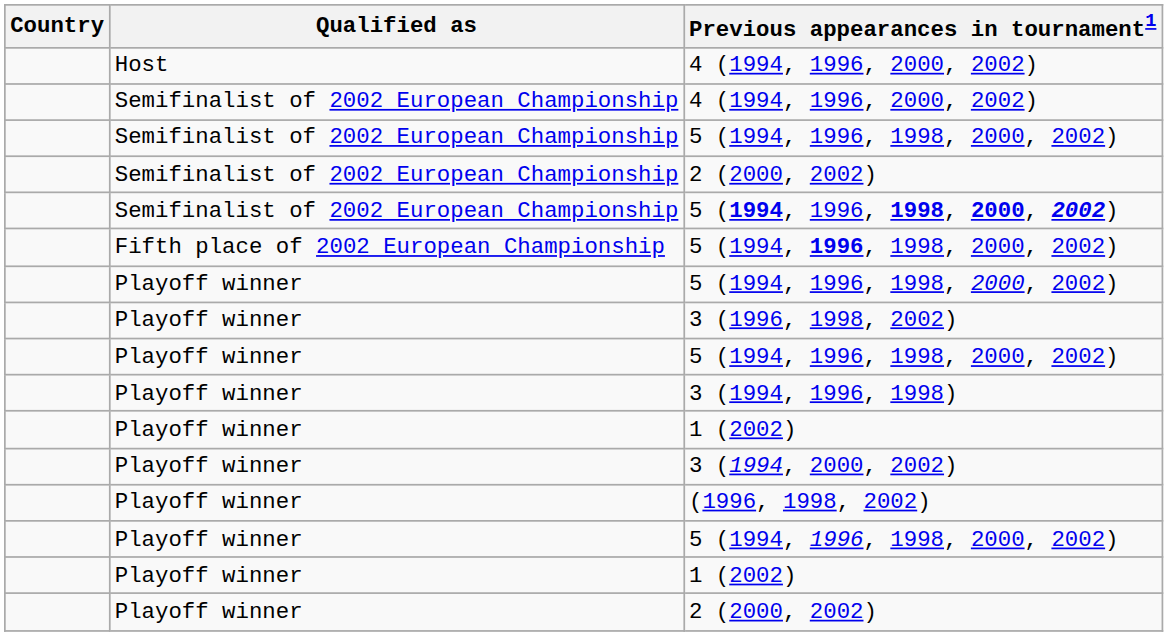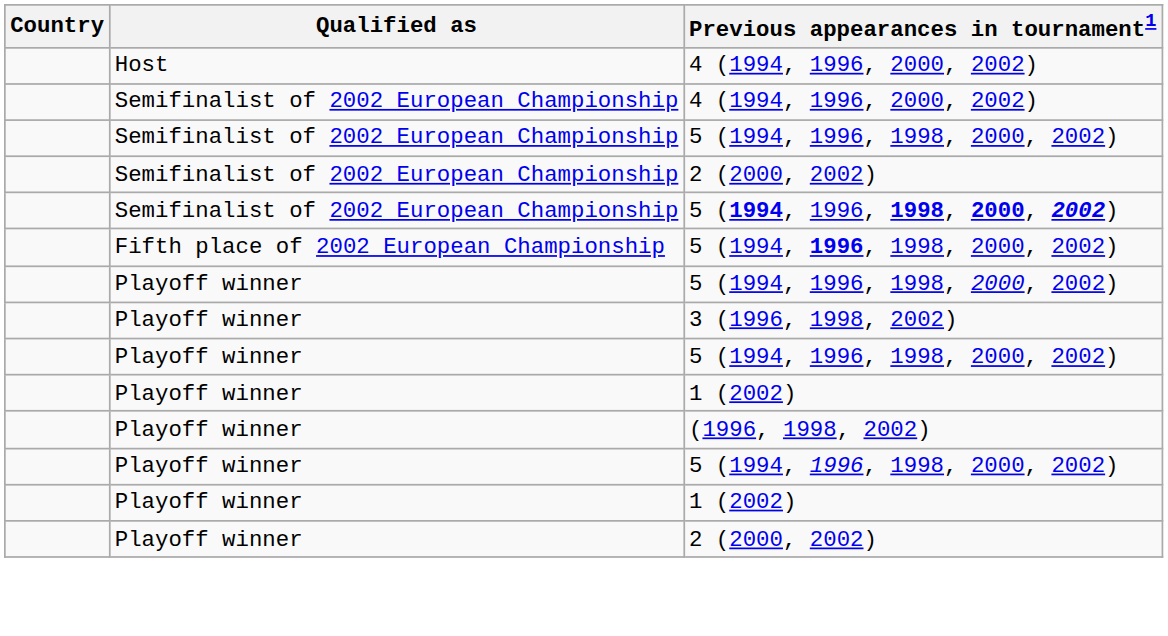- row: (209, 393)
- row: (209, 466)
